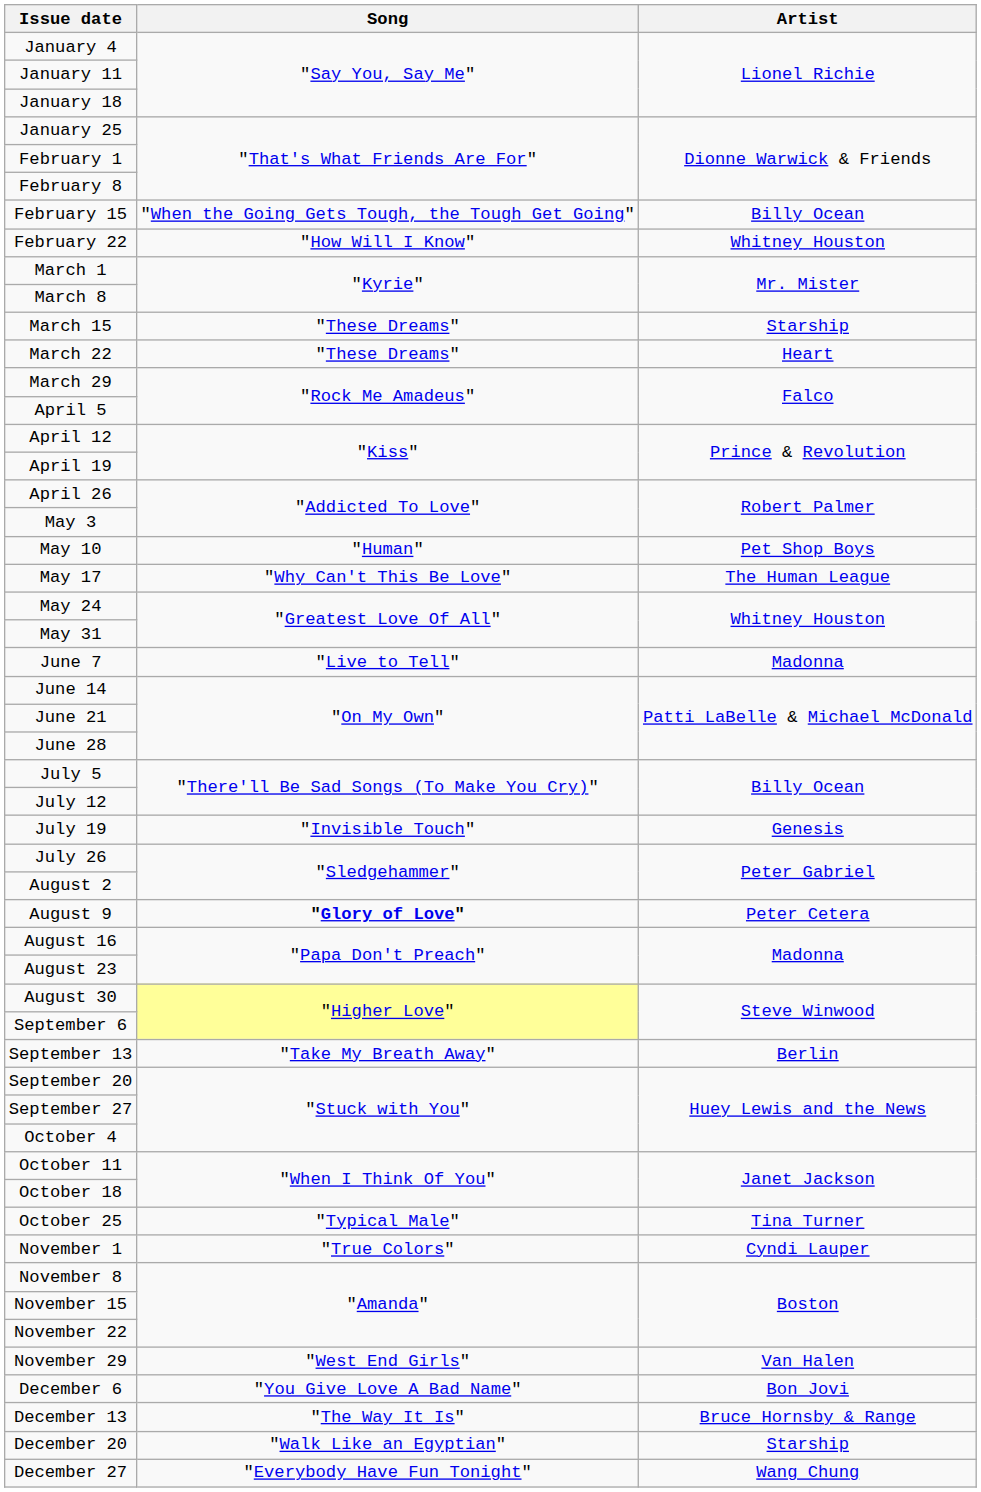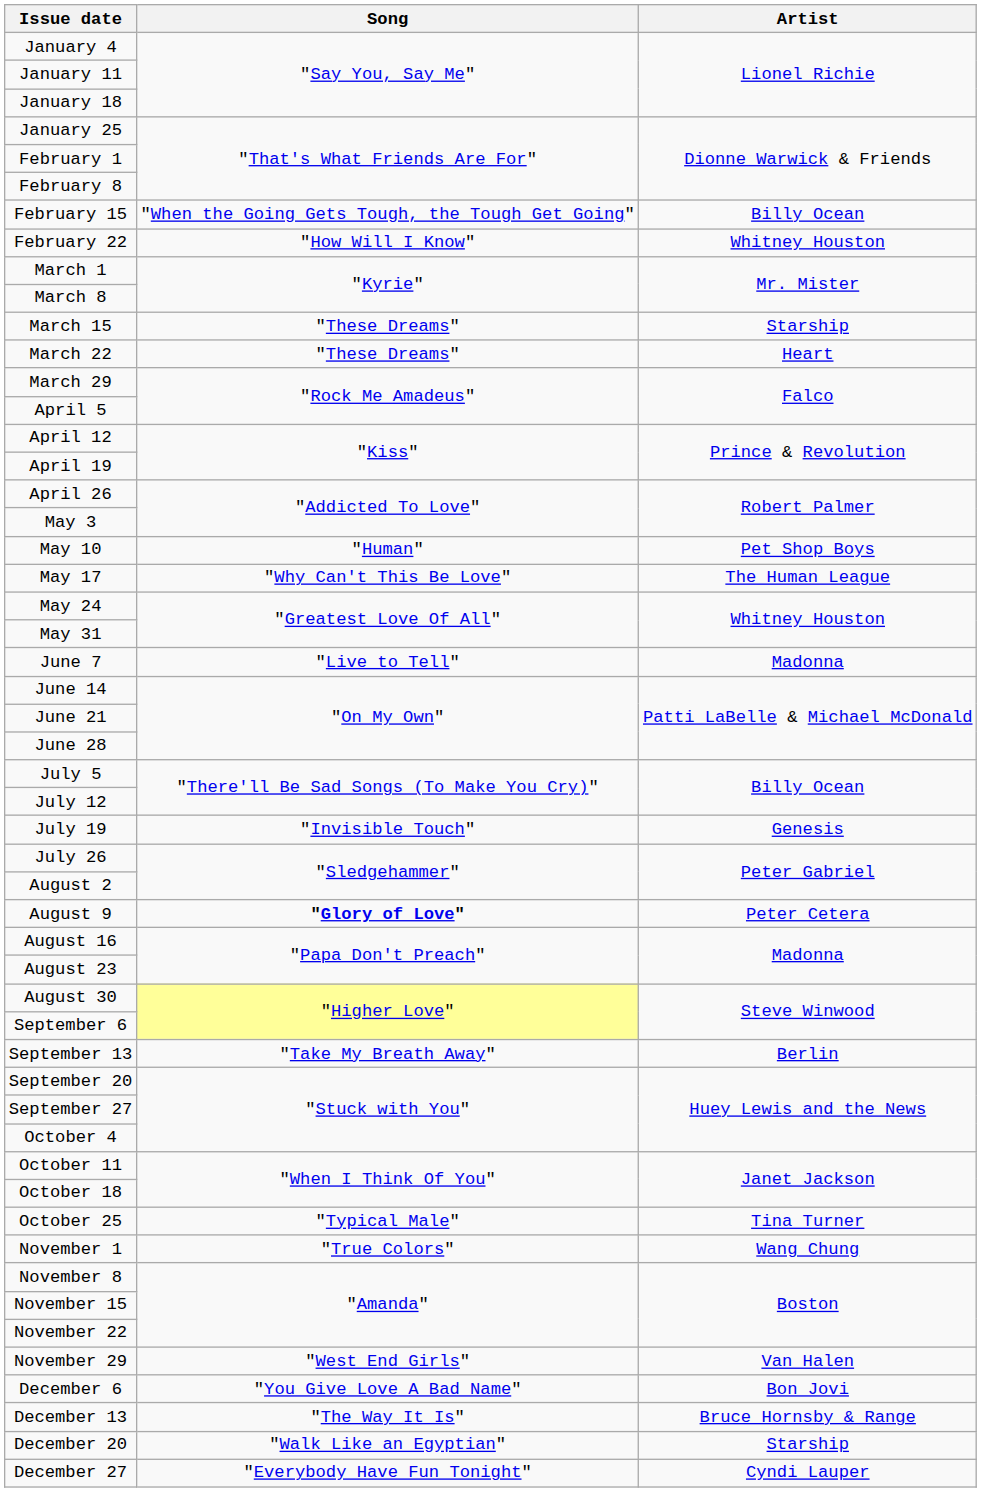(808, 1249) Cyndi Lauper -> (808, 1249) Wang Chung
(808, 1473) Wang Chung -> (808, 1473) Cyndi Lauper
